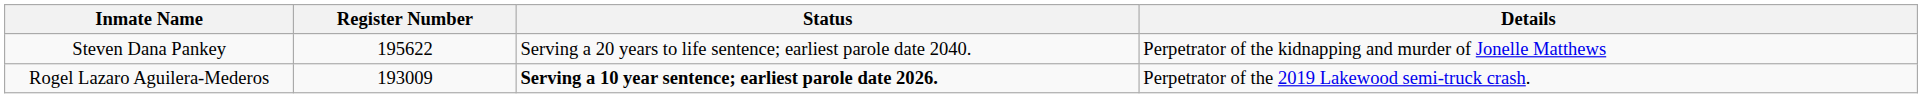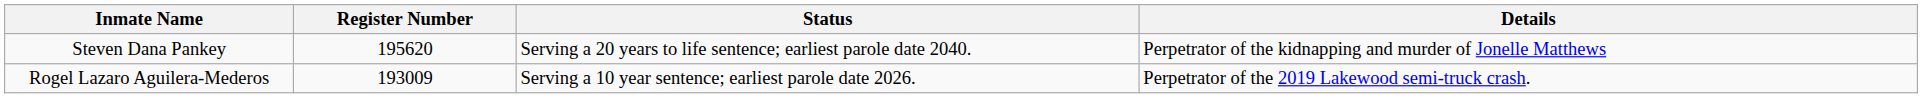(405, 48) 195622 -> (405, 48) 195620
(729, 78) bold -> (718, 78) normal
